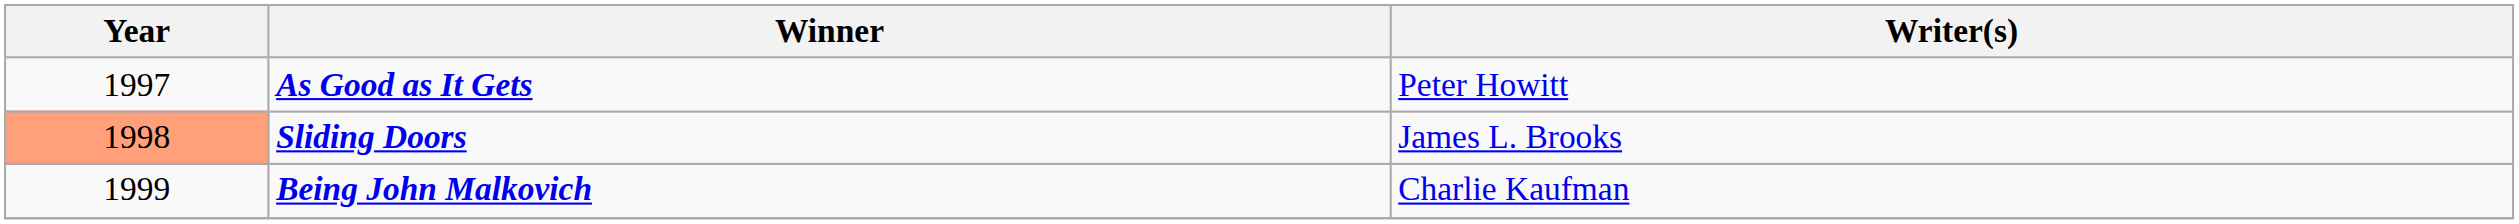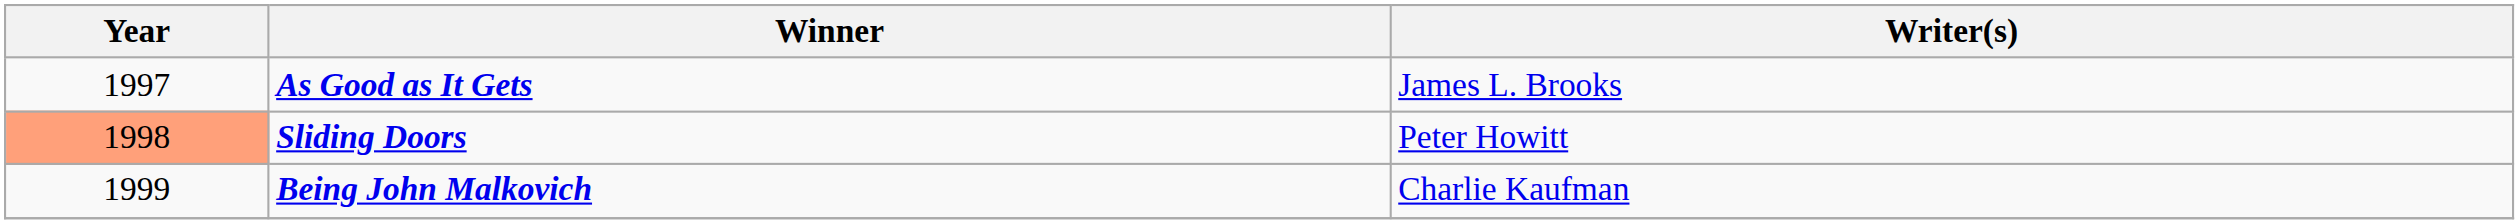(1483, 84) Peter Howitt -> (1510, 84) James L. Brooks
(1510, 137) James L. Brooks -> (1483, 137) Peter Howitt
